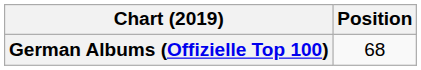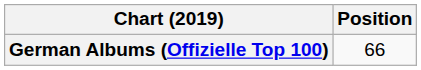(375, 49) 68 -> (375, 49) 66
